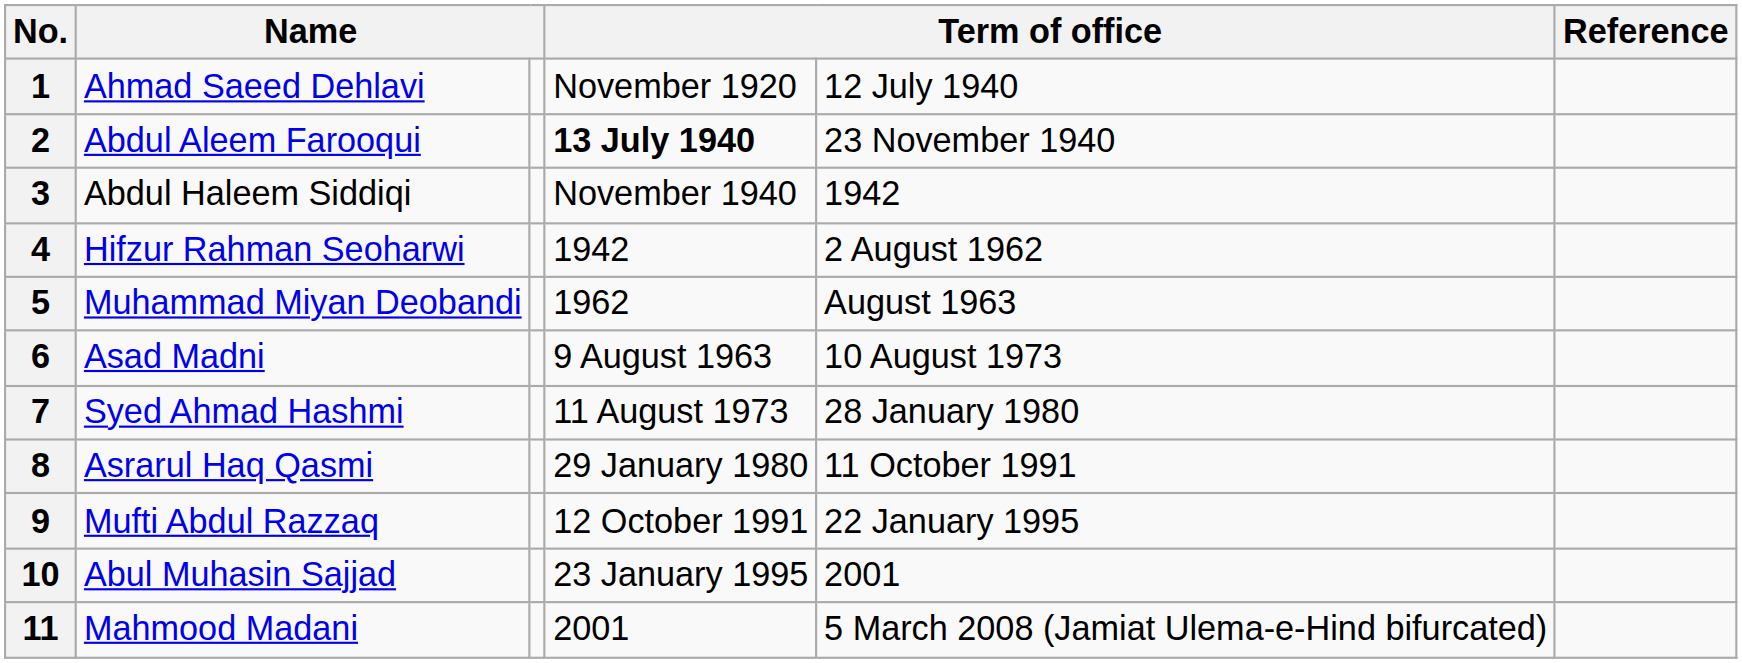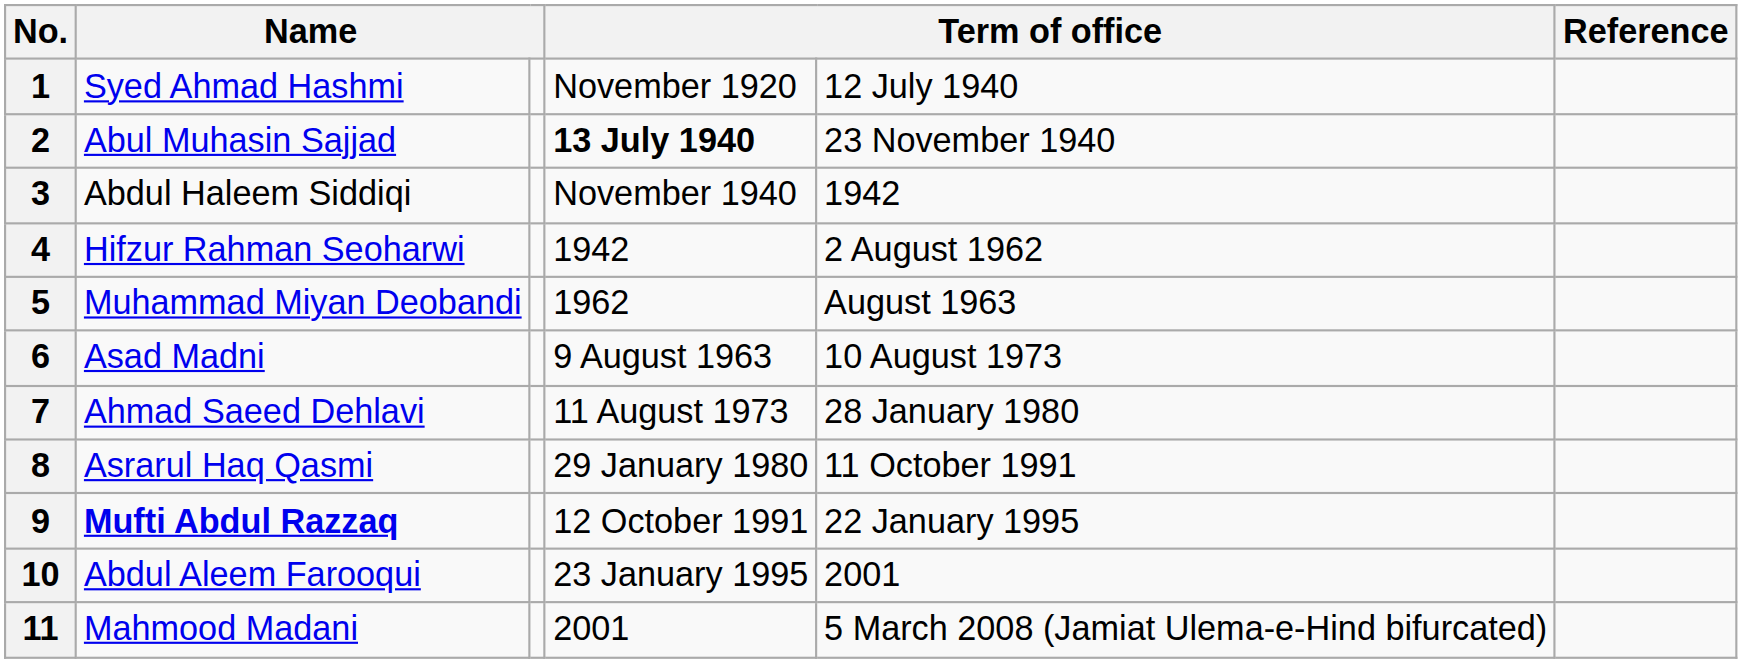(254, 85) Ahmad Saeed Dehlavi -> (244, 85) Syed Ahmad Hashmi
(252, 140) Abdul Aleem Farooqui -> (240, 140) Abul Muhasin Sajjad
(244, 411) Syed Ahmad Hashmi -> (254, 411) Ahmad Saeed Dehlavi
(231, 520) normal -> (241, 520) bold
(240, 574) Abul Muhasin Sajjad -> (252, 574) Abdul Aleem Farooqui
